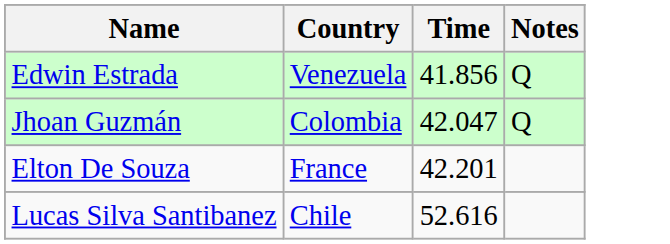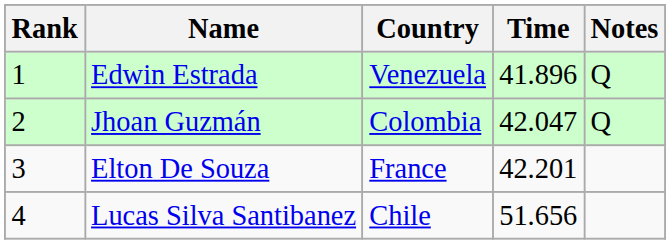+ column: (45, 28)
(459, 74) 41.856 -> (538, 74) 41.896
(459, 215) 52.616 -> (538, 215) 51.656
